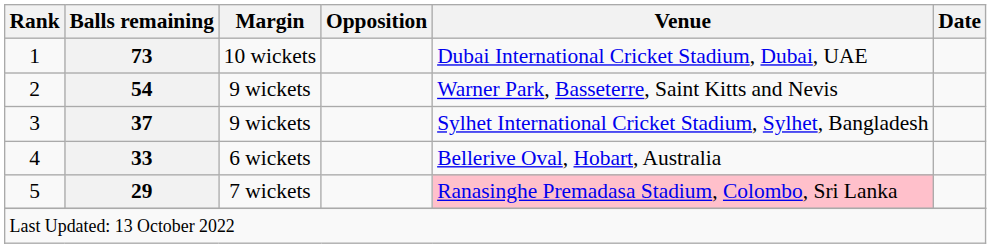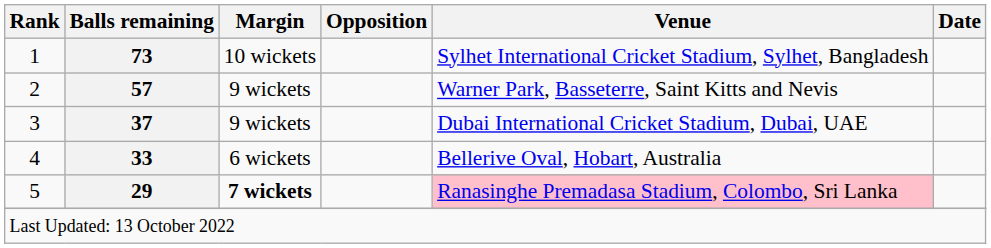(652, 55) Dubai International Cricket Stadium, Dubai, UAE -> (683, 55) Sylhet International Cricket Stadium, Sylhet, Bangladesh
(142, 89) 54 -> (142, 89) 57
(683, 123) Sylhet International Cricket Stadium, Sylhet, Bangladesh -> (652, 123) Dubai International Cricket Stadium, Dubai, UAE
(270, 191) normal -> (270, 191) bold
